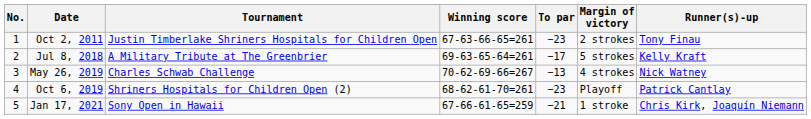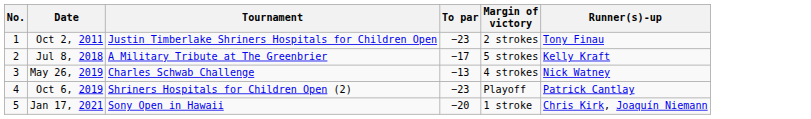- column: (488, 19)
(557, 106) −21 -> (460, 106) −20
